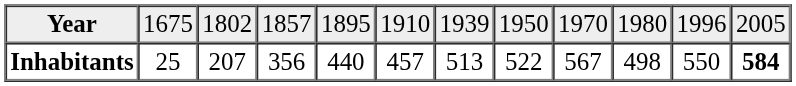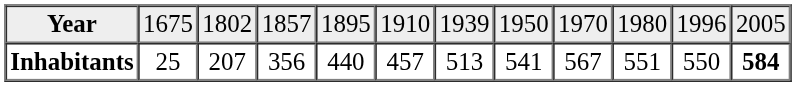(524, 61) 522 -> (524, 61) 541
(642, 61) 498 -> (642, 61) 551
